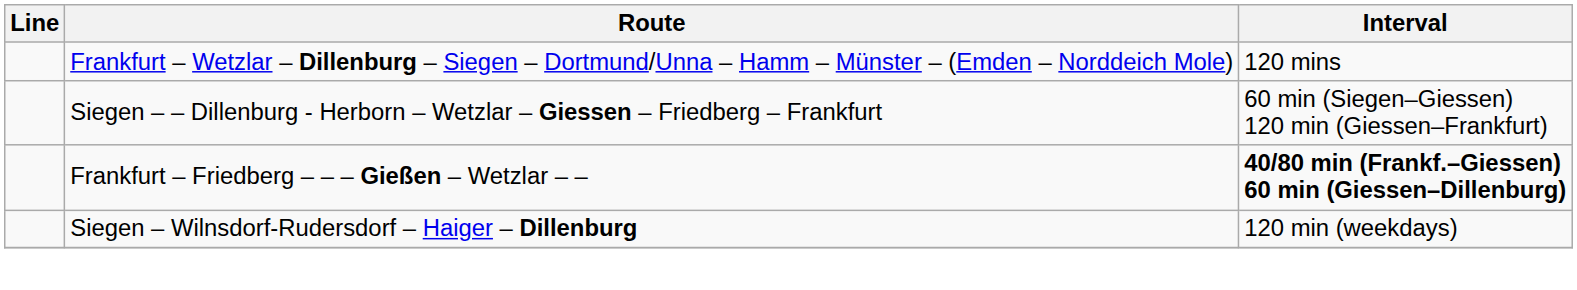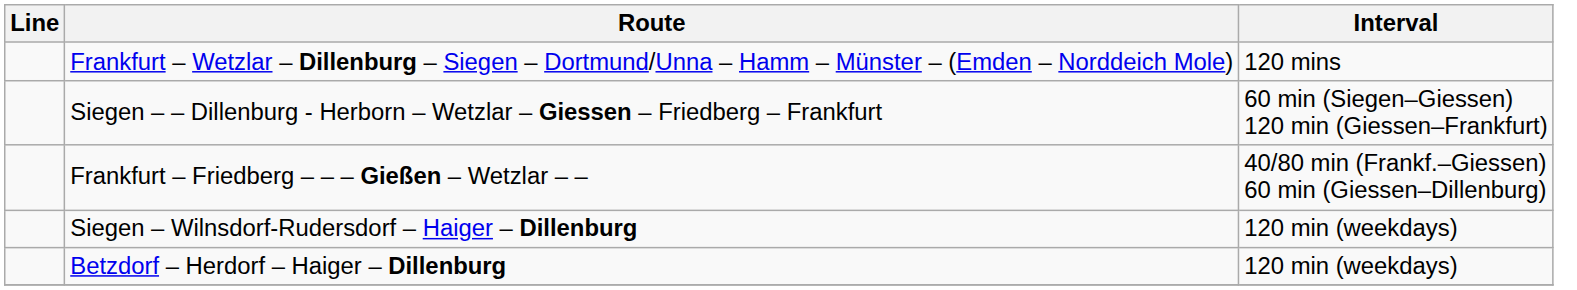(1405, 177) bold -> (1395, 177) normal
+ row: (288, 266)
